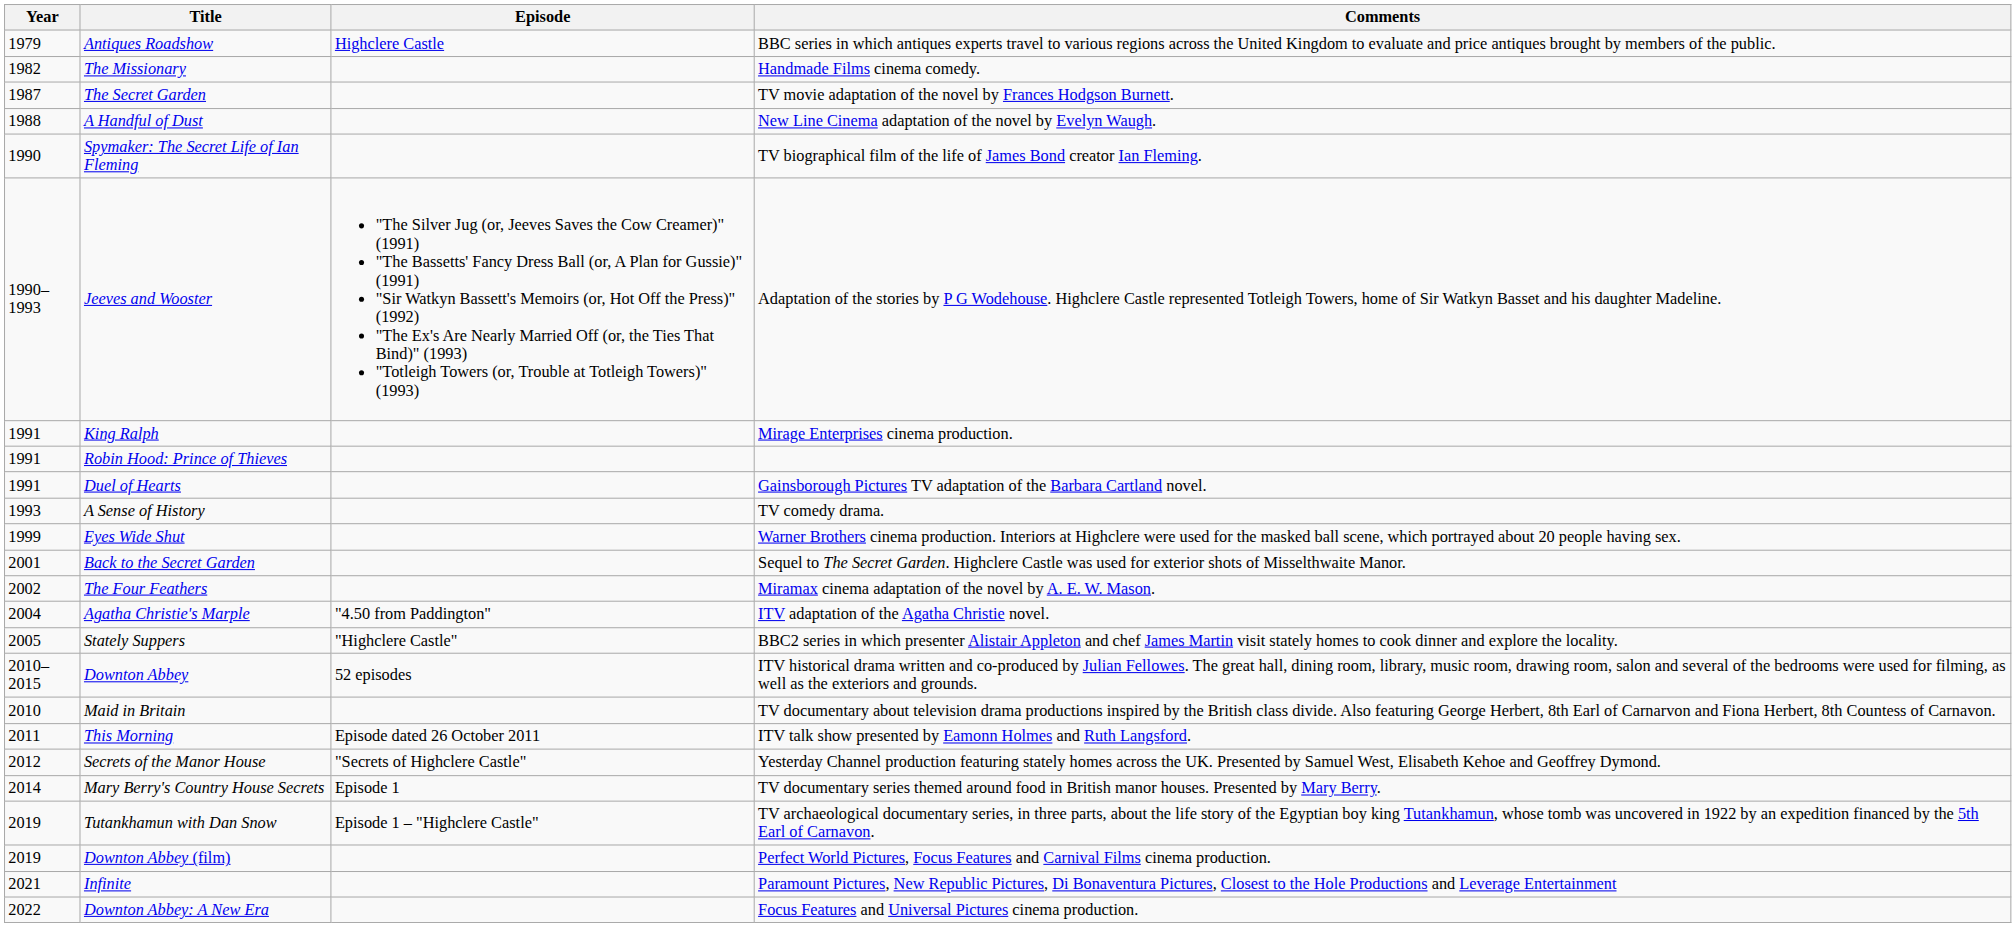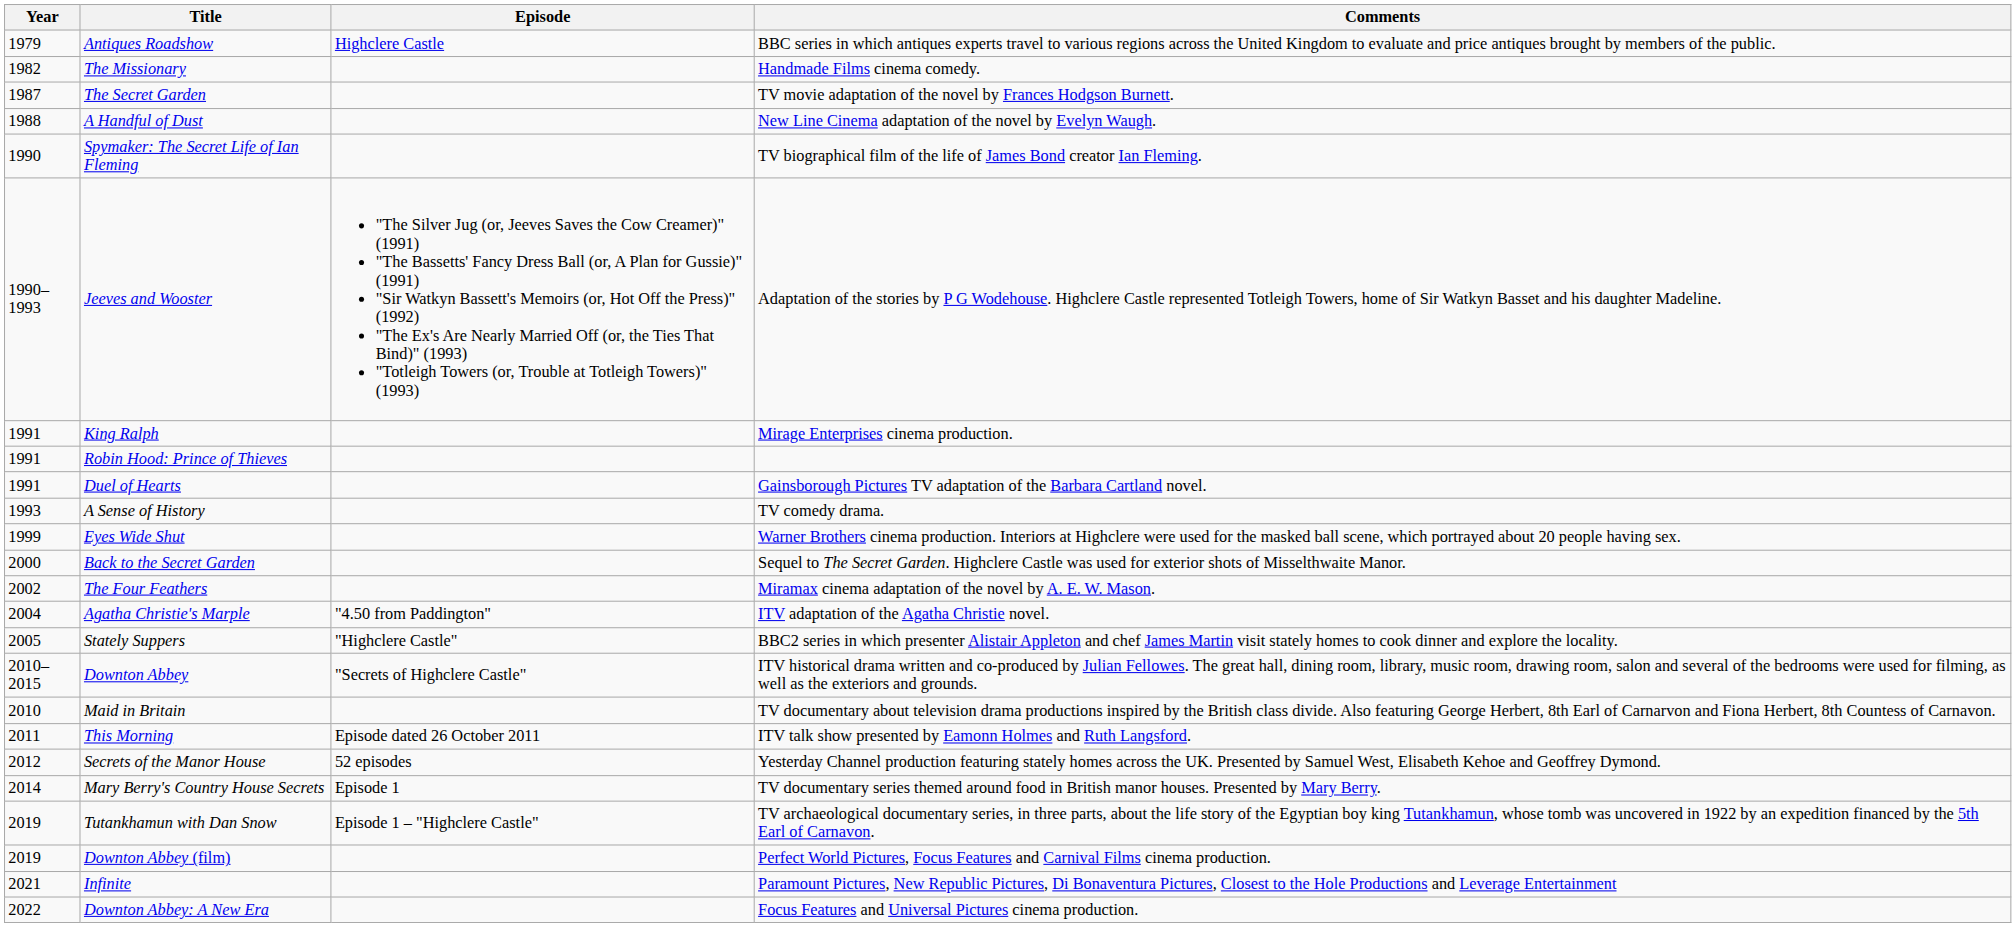(25, 562) 2001 -> (25, 562) 2000
(373, 675) 52 episodes -> (431, 675) "Secrets of Highclere Castle"
(431, 762) "Secrets of Highclere Castle" -> (373, 762) 52 episodes
